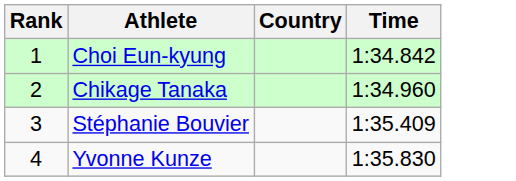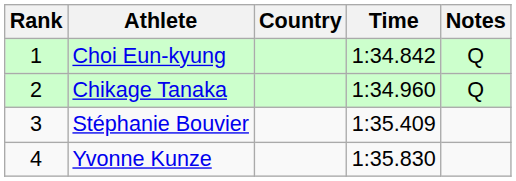+ column: (476, 21)
